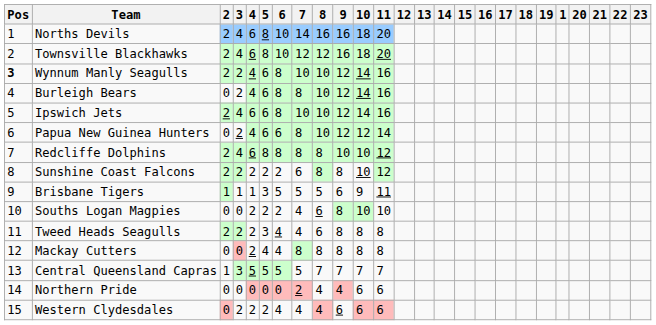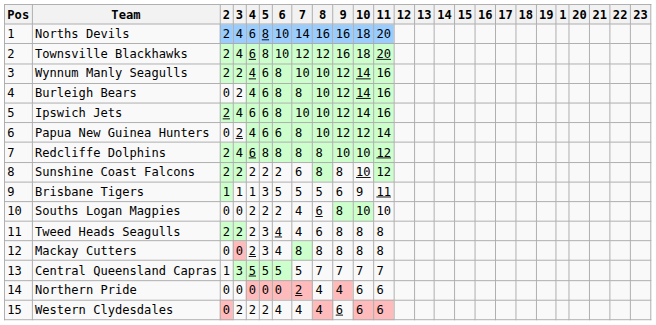(11, 73) bold -> (11, 73) normal
(265, 251) 4 -> (265, 251) 3
